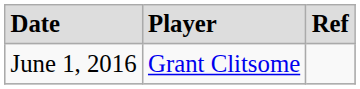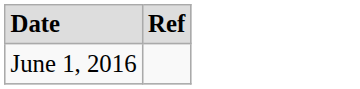- column: (182, 24)
